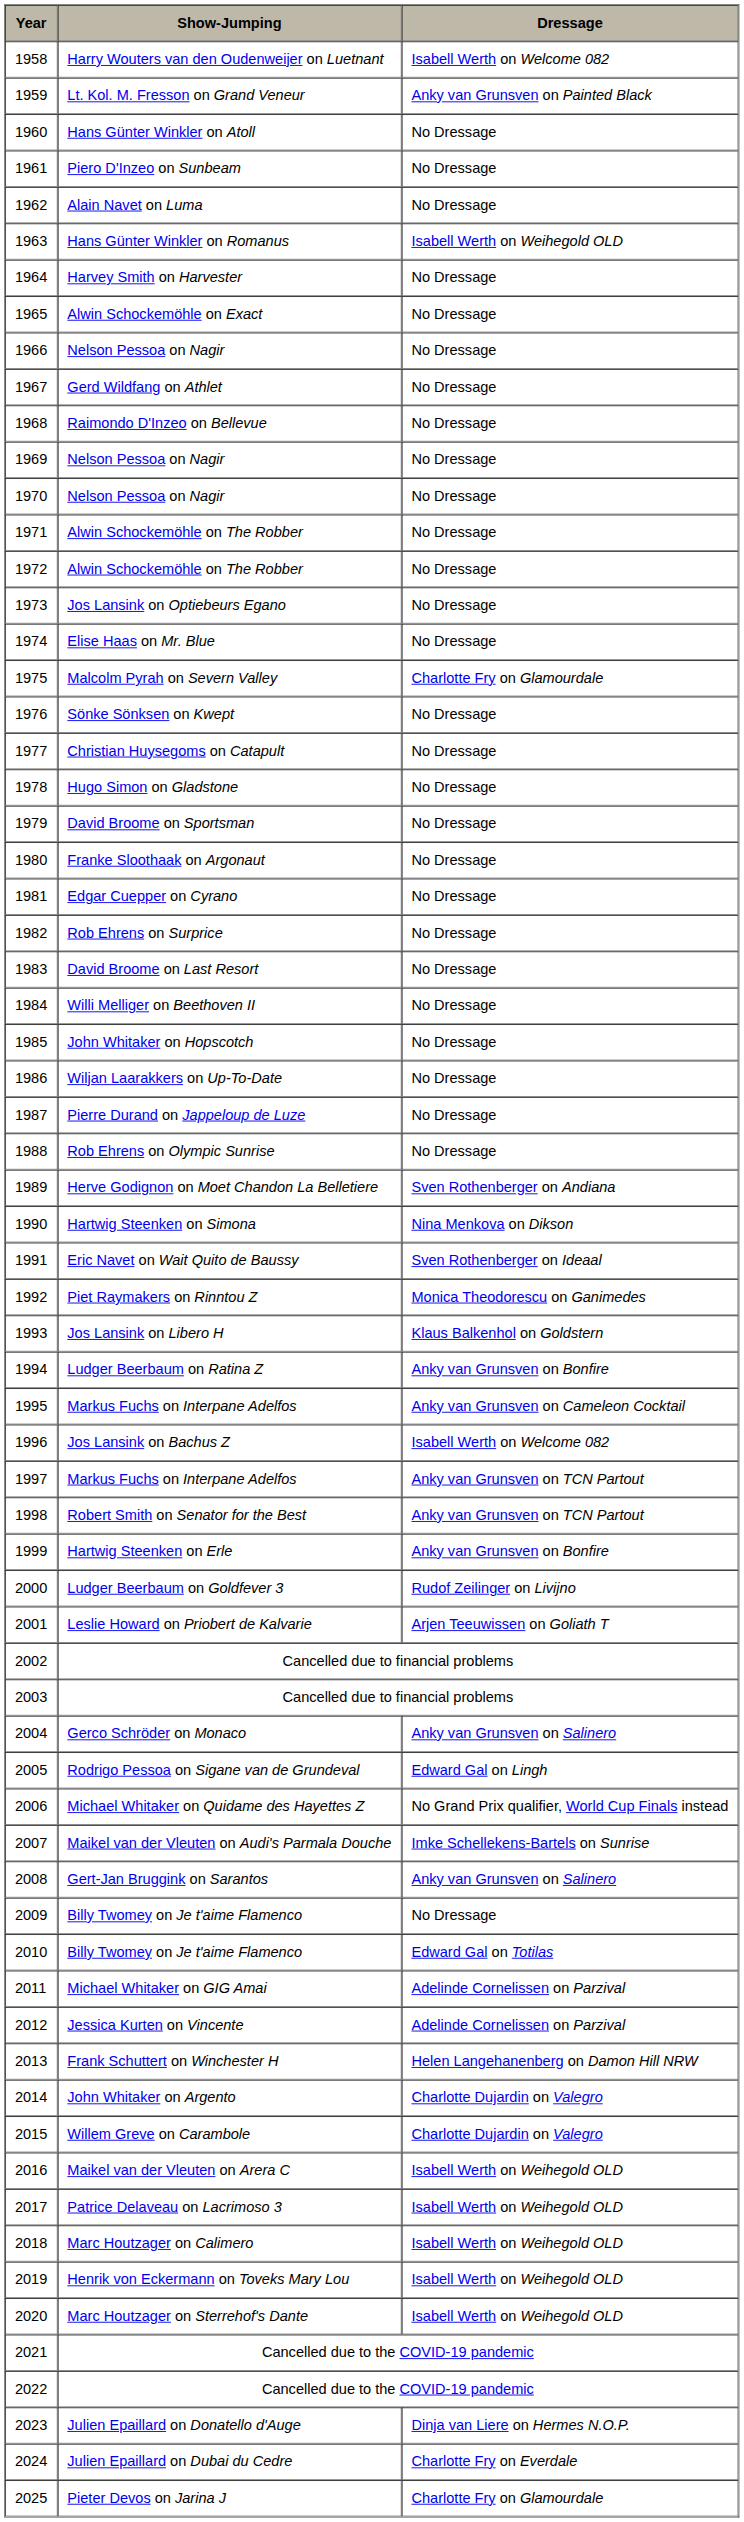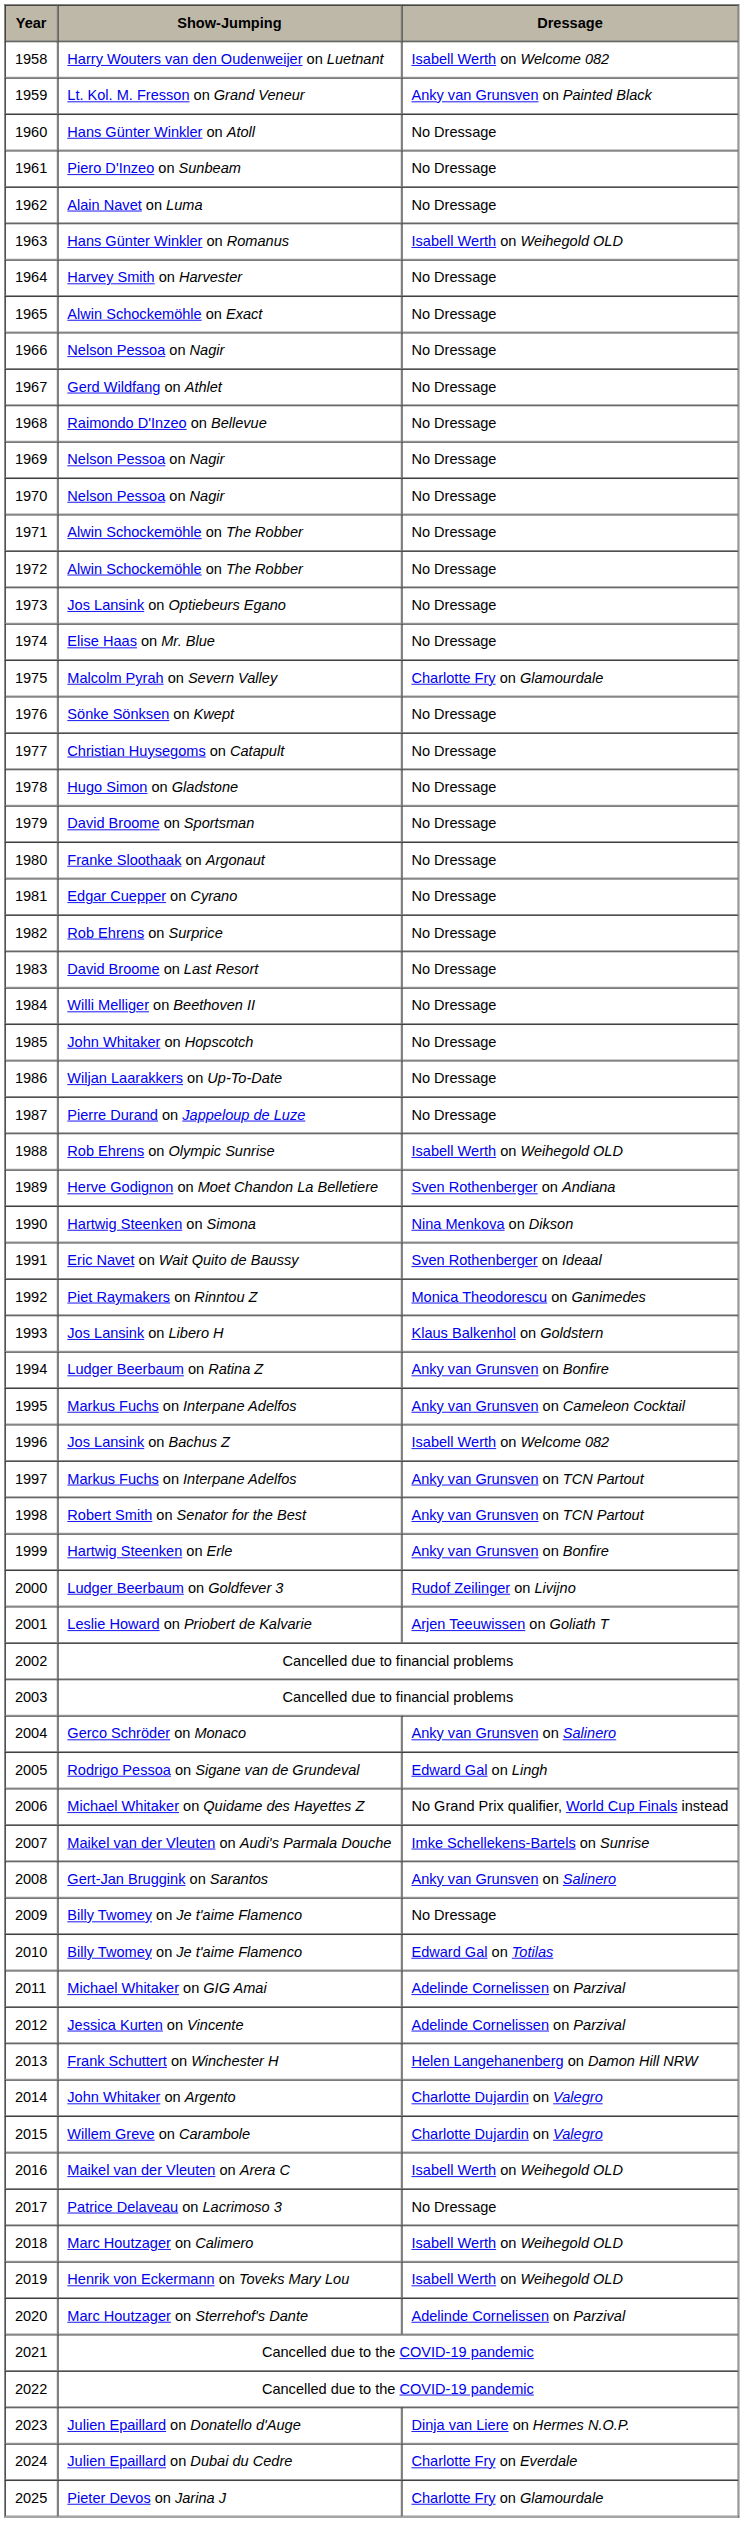(454, 1151) No Dressage -> (517, 1151) Isabell Werth on Weihegold OLD
(517, 2207) Isabell Werth on Weihegold OLD -> (454, 2207) No Dressage
(517, 2316) Isabell Werth on Weihegold OLD -> (518, 2316) Adelinde Cornelissen on Parzival
